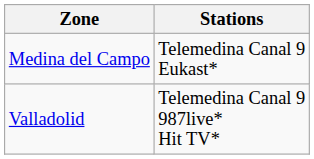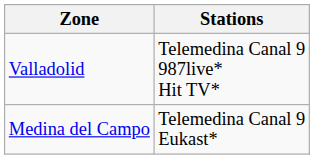rows swapped: (79, 58) <-> (47, 118)
